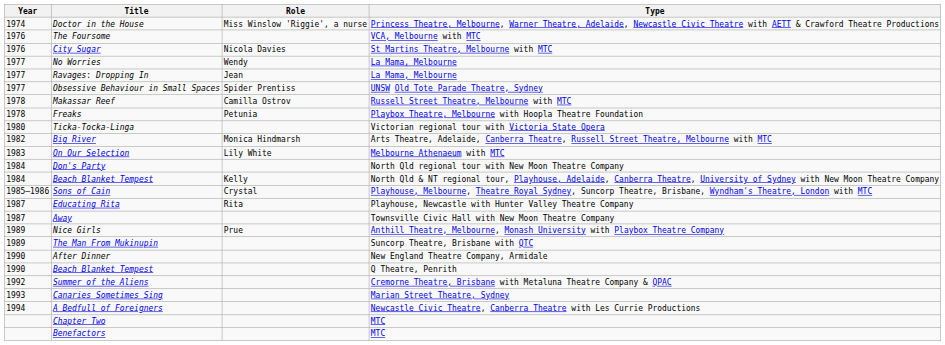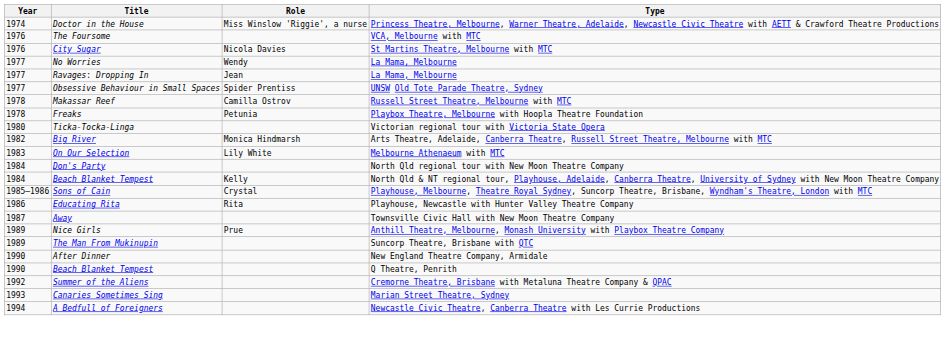(16, 205) 1987 -> (16, 205) 1986
- row: (79, 321)
- row: (79, 334)
